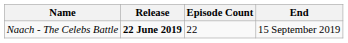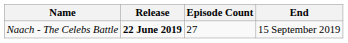(192, 29) 22 -> (192, 29) 27
